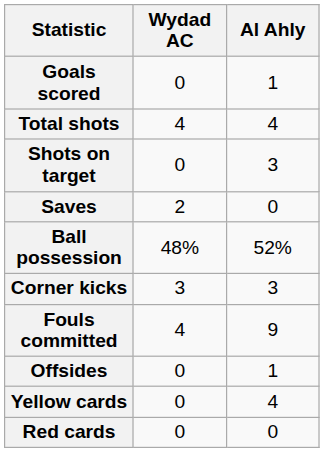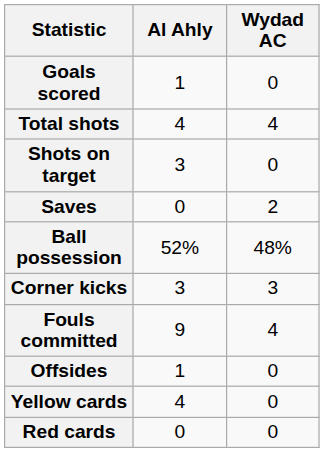columns swapped: (180, 30) <-> (273, 30)
